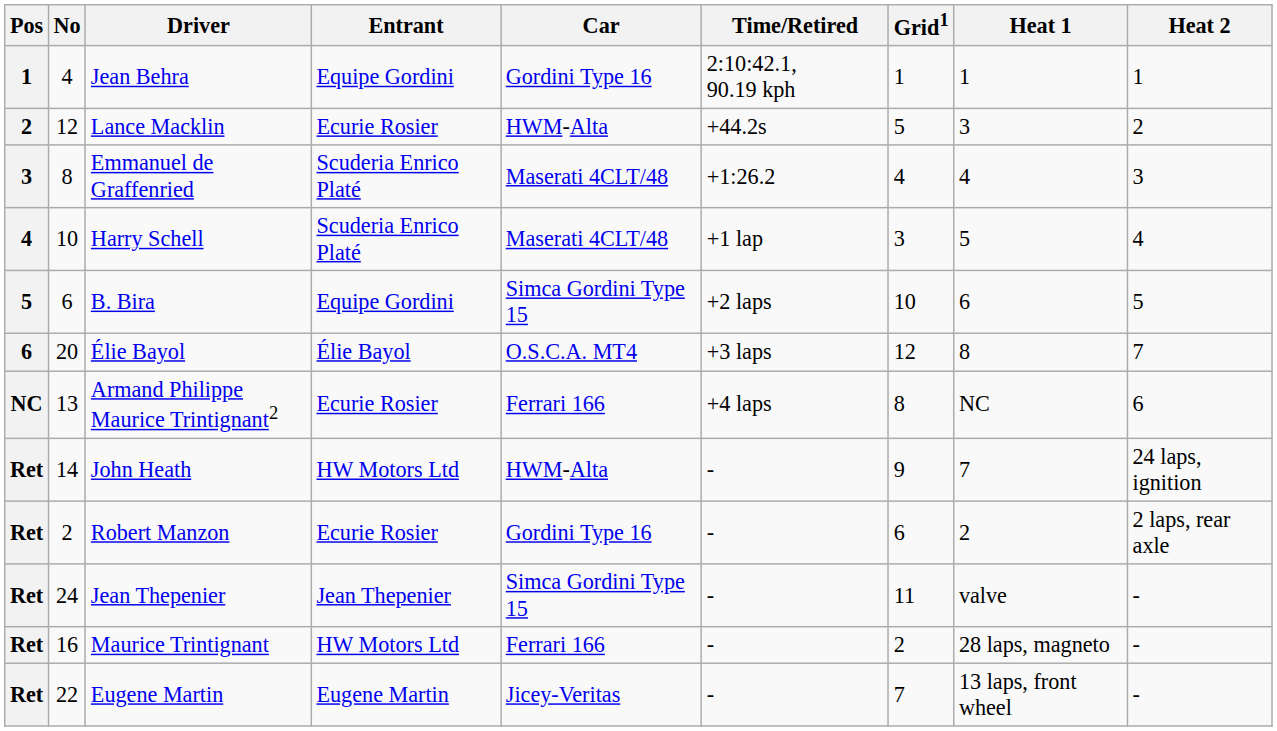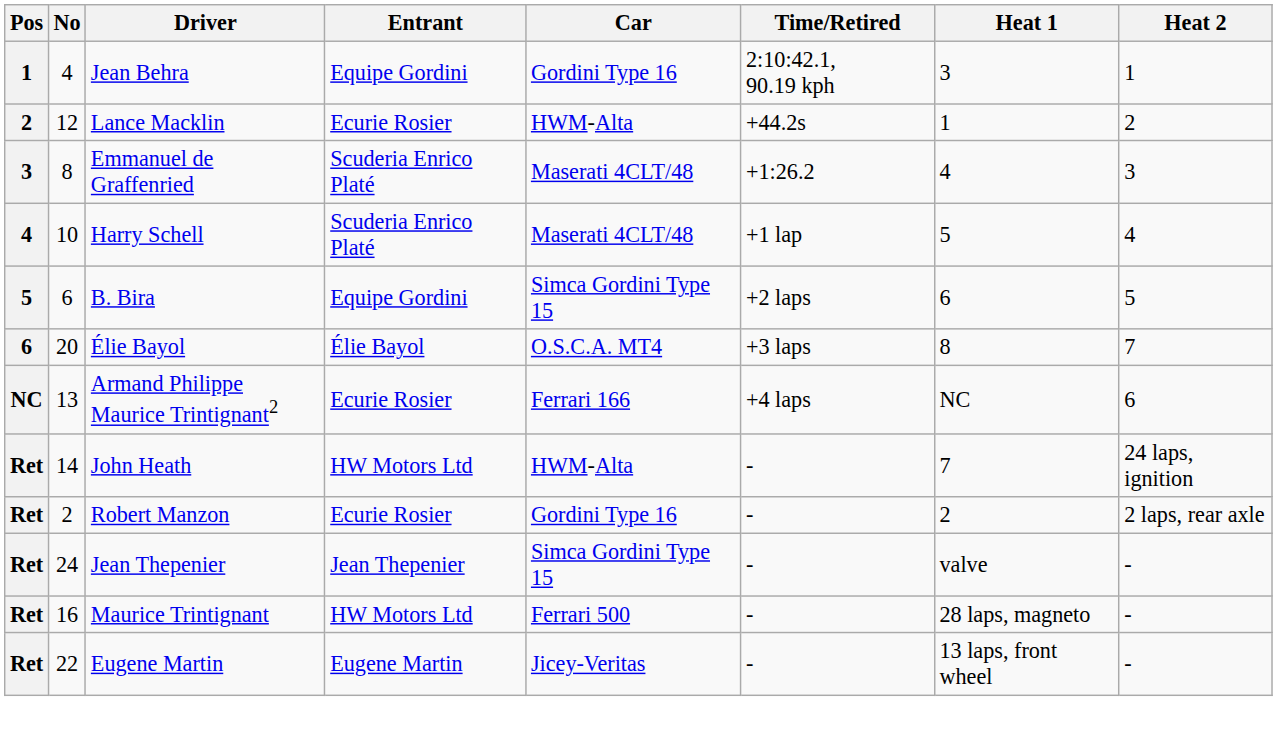- column: (921, 25)
(964, 77) 1 -> (945, 72) 3
(964, 126) 3 -> (945, 122) 1
(555, 644) Ferrari 166 -> (580, 613) Ferrari 500
